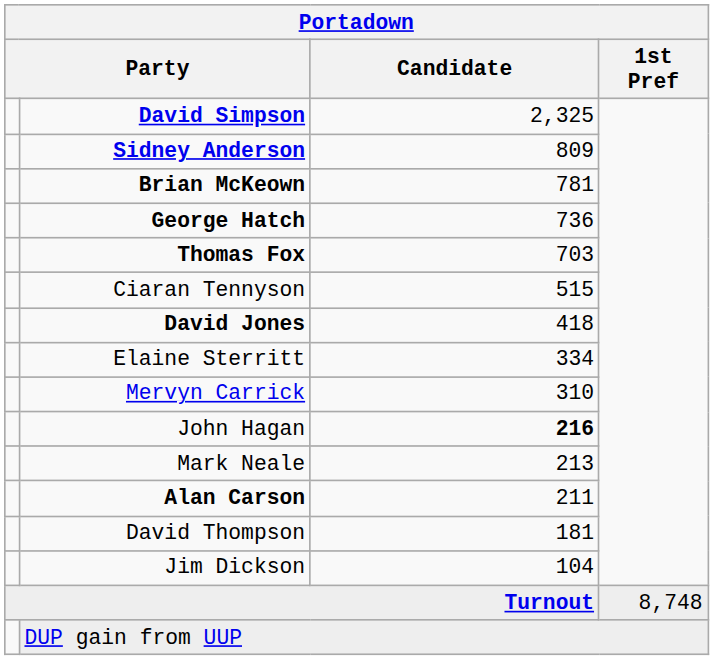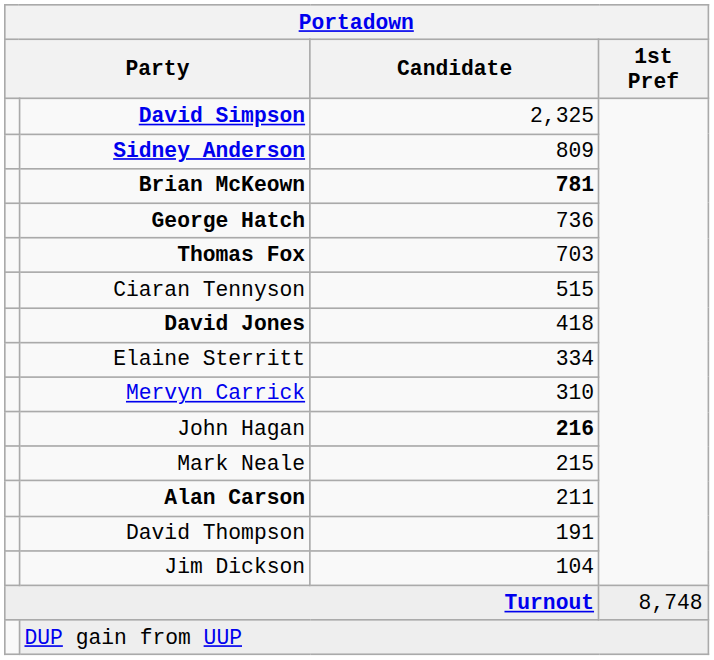(575, 186) normal -> (575, 186) bold
(575, 464) 213 -> (575, 464) 215
(575, 533) 181 -> (575, 533) 191
